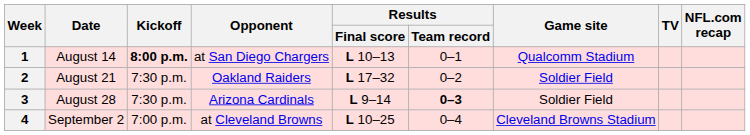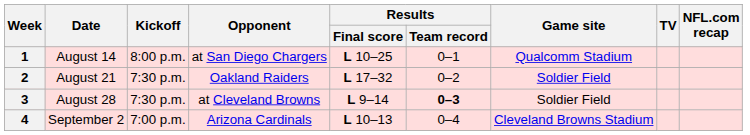(159, 57) bold -> (158, 57) normal
(370, 57) L 10–13 -> (368, 57) L 10–25
(261, 99) Arizona Cardinals -> (259, 99) at Cleveland Browns
(261, 120) at Cleveland Browns -> (259, 120) Arizona Cardinals
(370, 120) L 10–25 -> (368, 120) L 10–13
